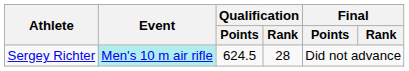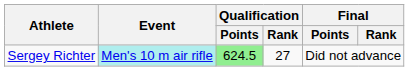(240, 56) no background -> (240, 56) lightgreen background
(283, 56) 28 -> (283, 56) 27
